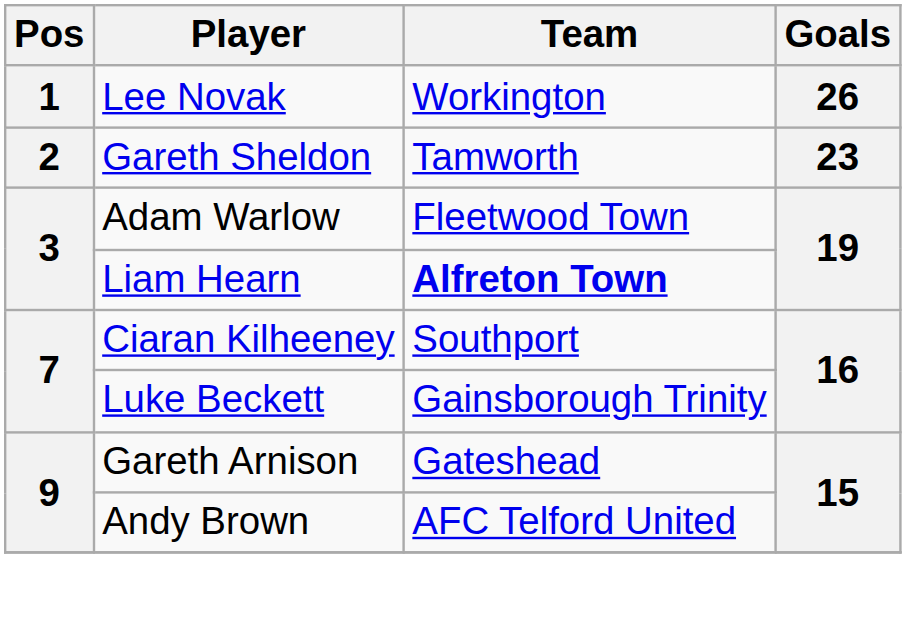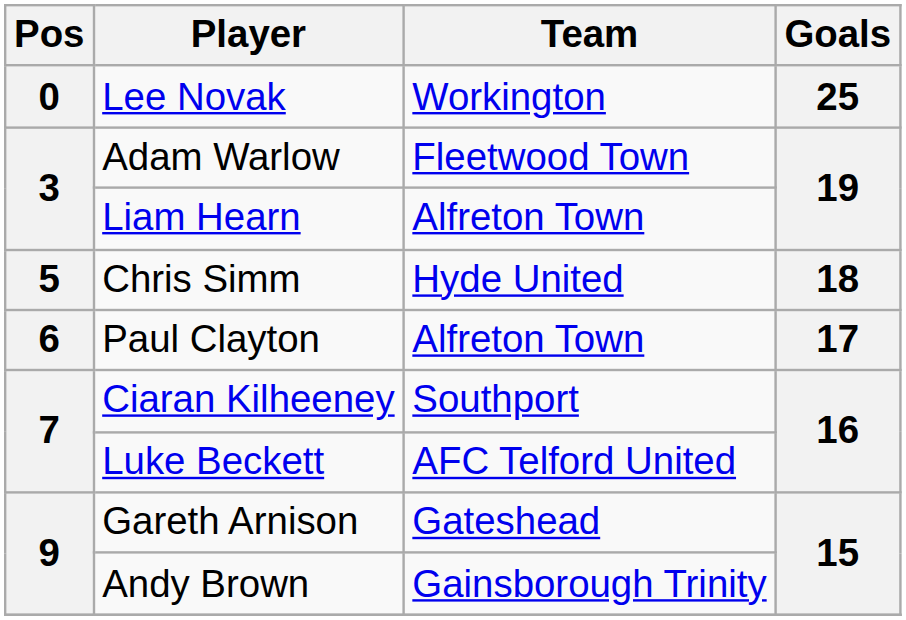(49, 95) 1 -> (49, 95) 0
(838, 95) 26 -> (838, 95) 25
- row: (237, 156)
(540, 278) bold -> (528, 217) normal
+ row: (201, 278)
+ row: (211, 339)
(590, 400) Gainsborough Trinity -> (574, 461) AFC Telford United
(574, 522) AFC Telford United -> (590, 583) Gainsborough Trinity
